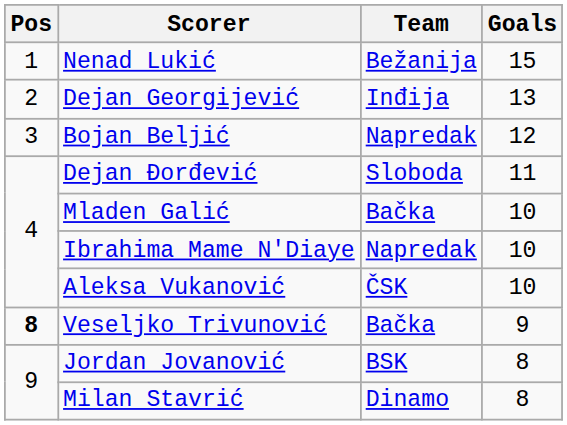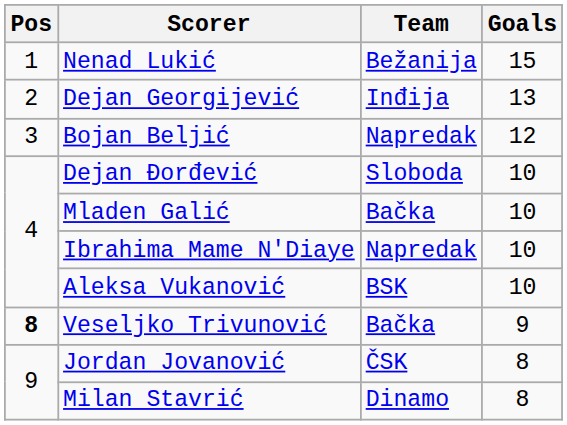(523, 175) 11 -> (523, 175) 10
(387, 288) ČSK -> (387, 288) BSK
(387, 363) BSK -> (387, 363) ČSK
